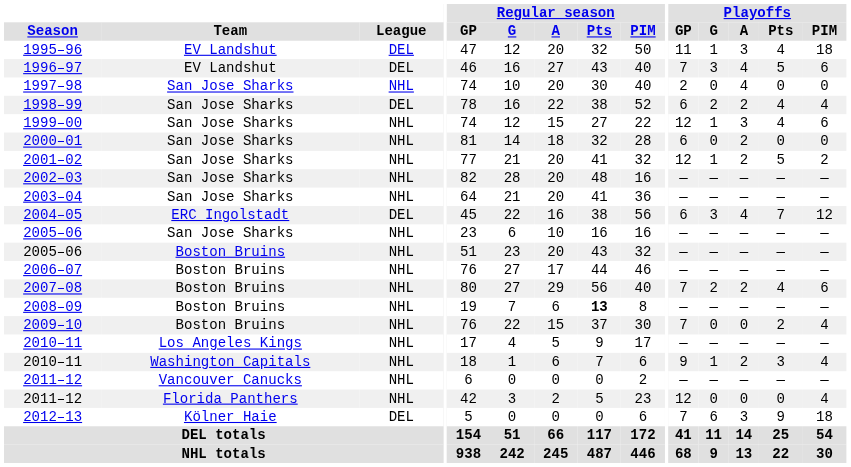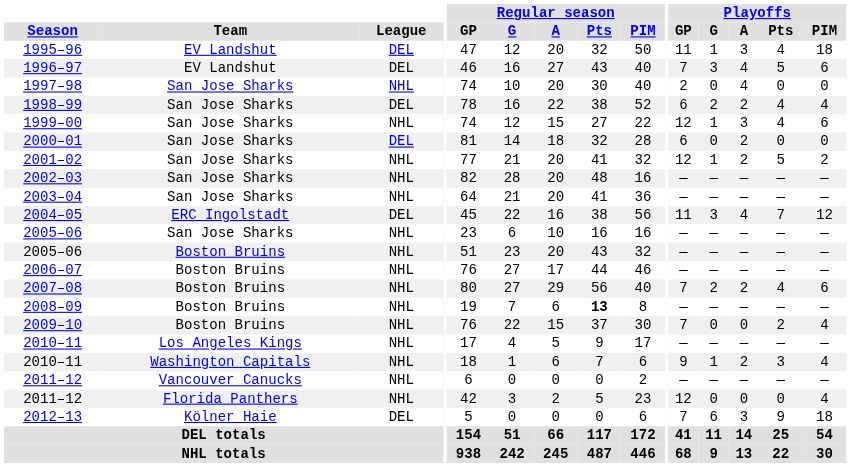(401, 142) NHL -> (401, 142) DEL
(683, 215) 6 -> (683, 215) 11
